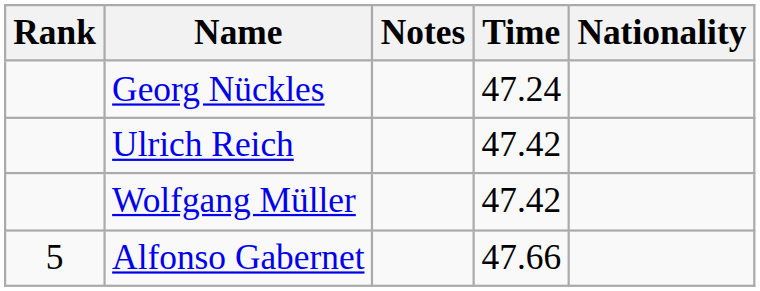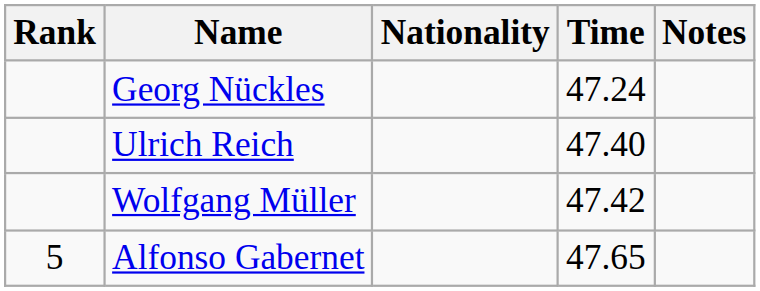columns swapped: (662, 32) <-> (423, 32)
(521, 144) 47.42 -> (606, 144) 47.40
(521, 256) 47.66 -> (606, 256) 47.65
